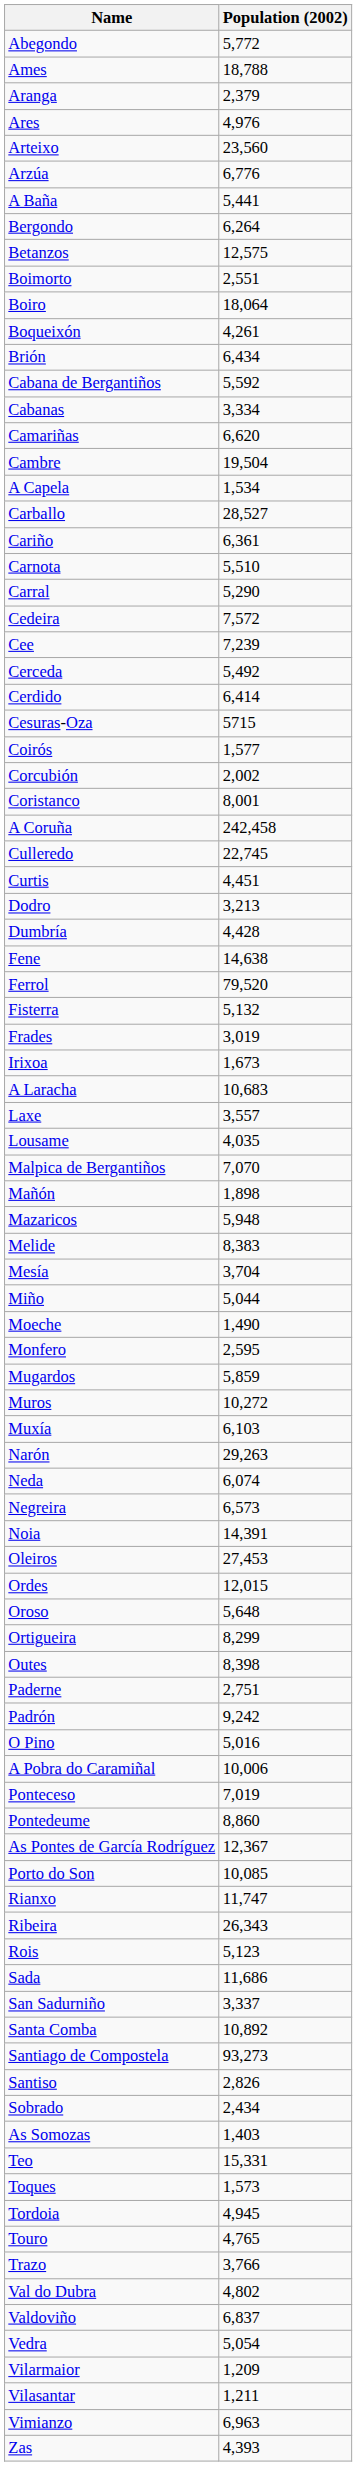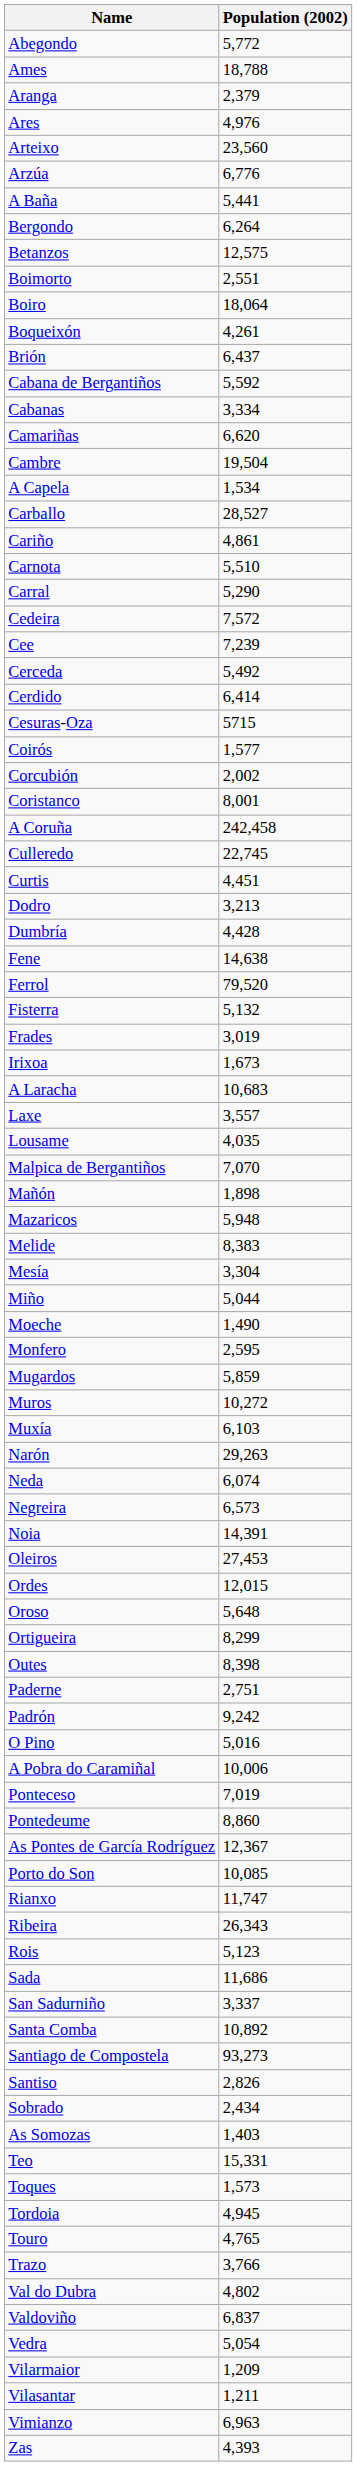(241, 357) 6,434 -> (241, 357) 6,437
(241, 540) 6,361 -> (241, 540) 4,861
(241, 1272) 3,704 -> (241, 1272) 3,304
